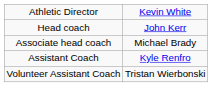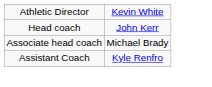- row: (64, 74)
